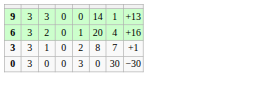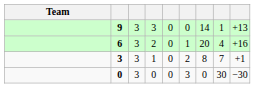+ column: (58, 12)
